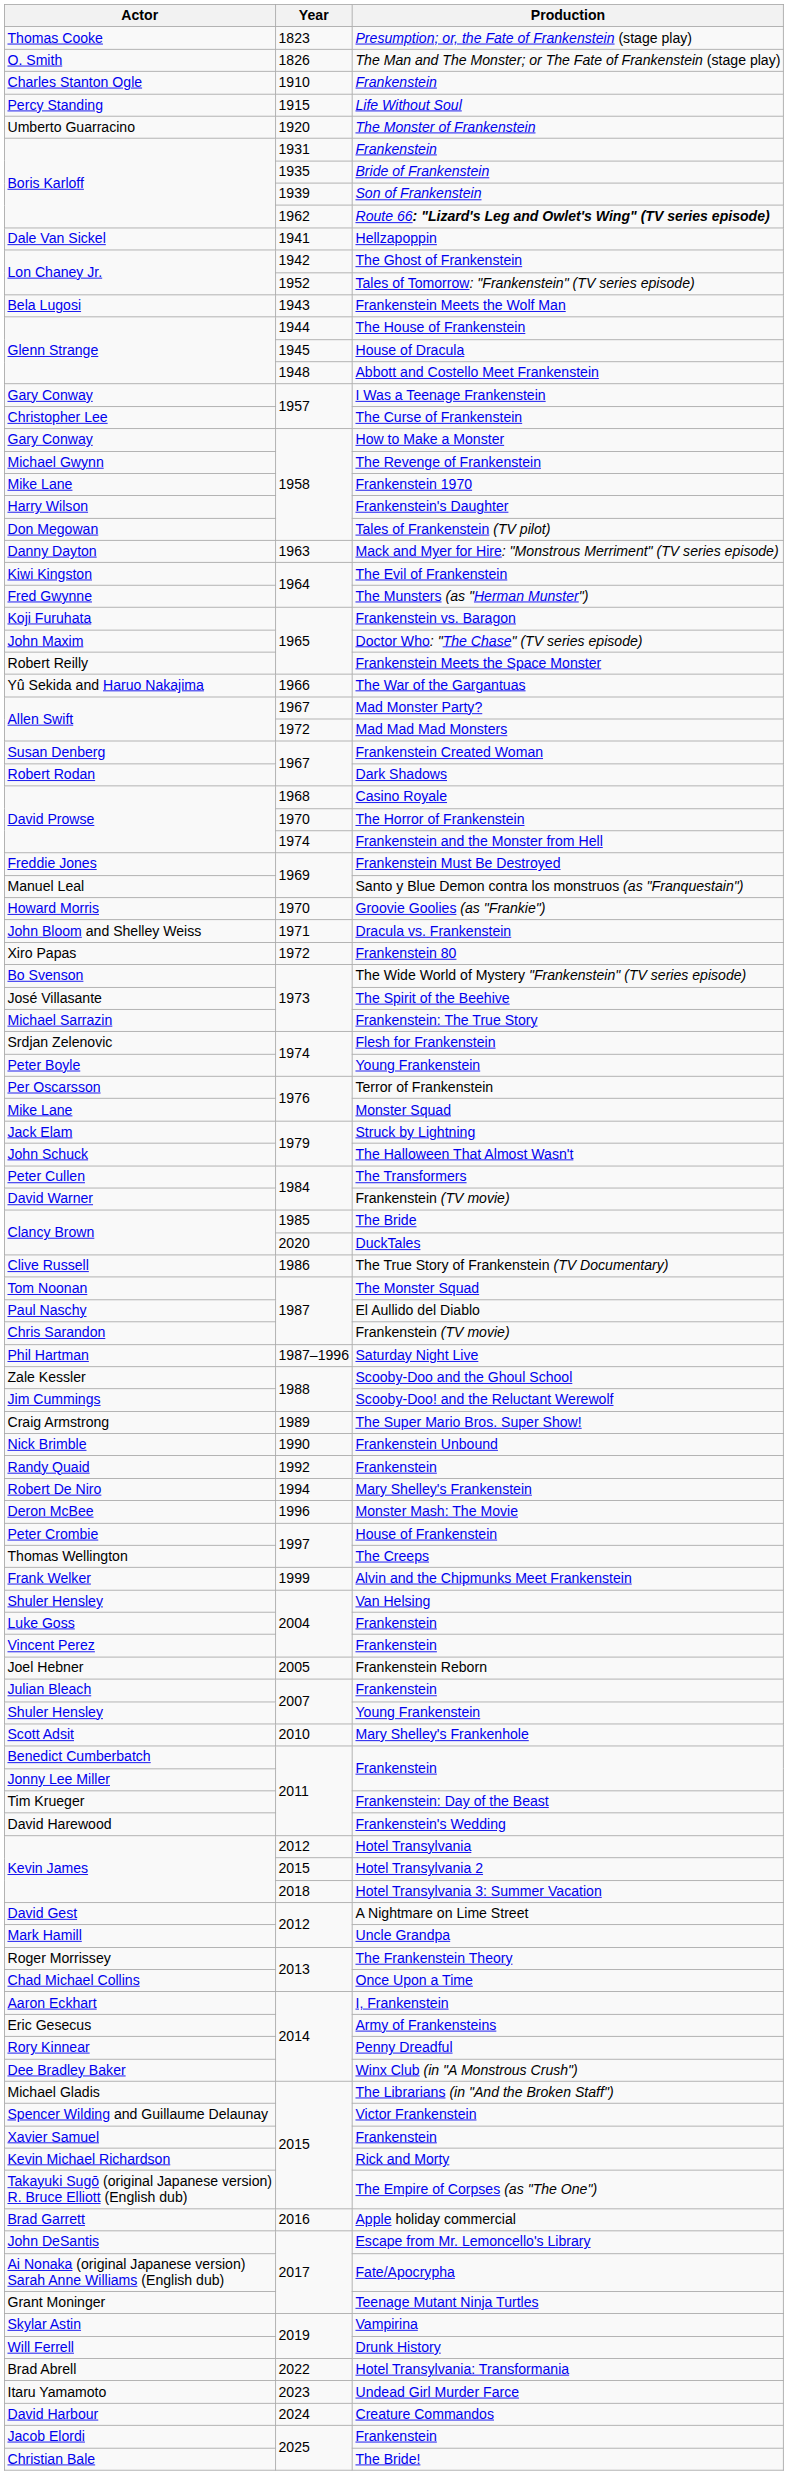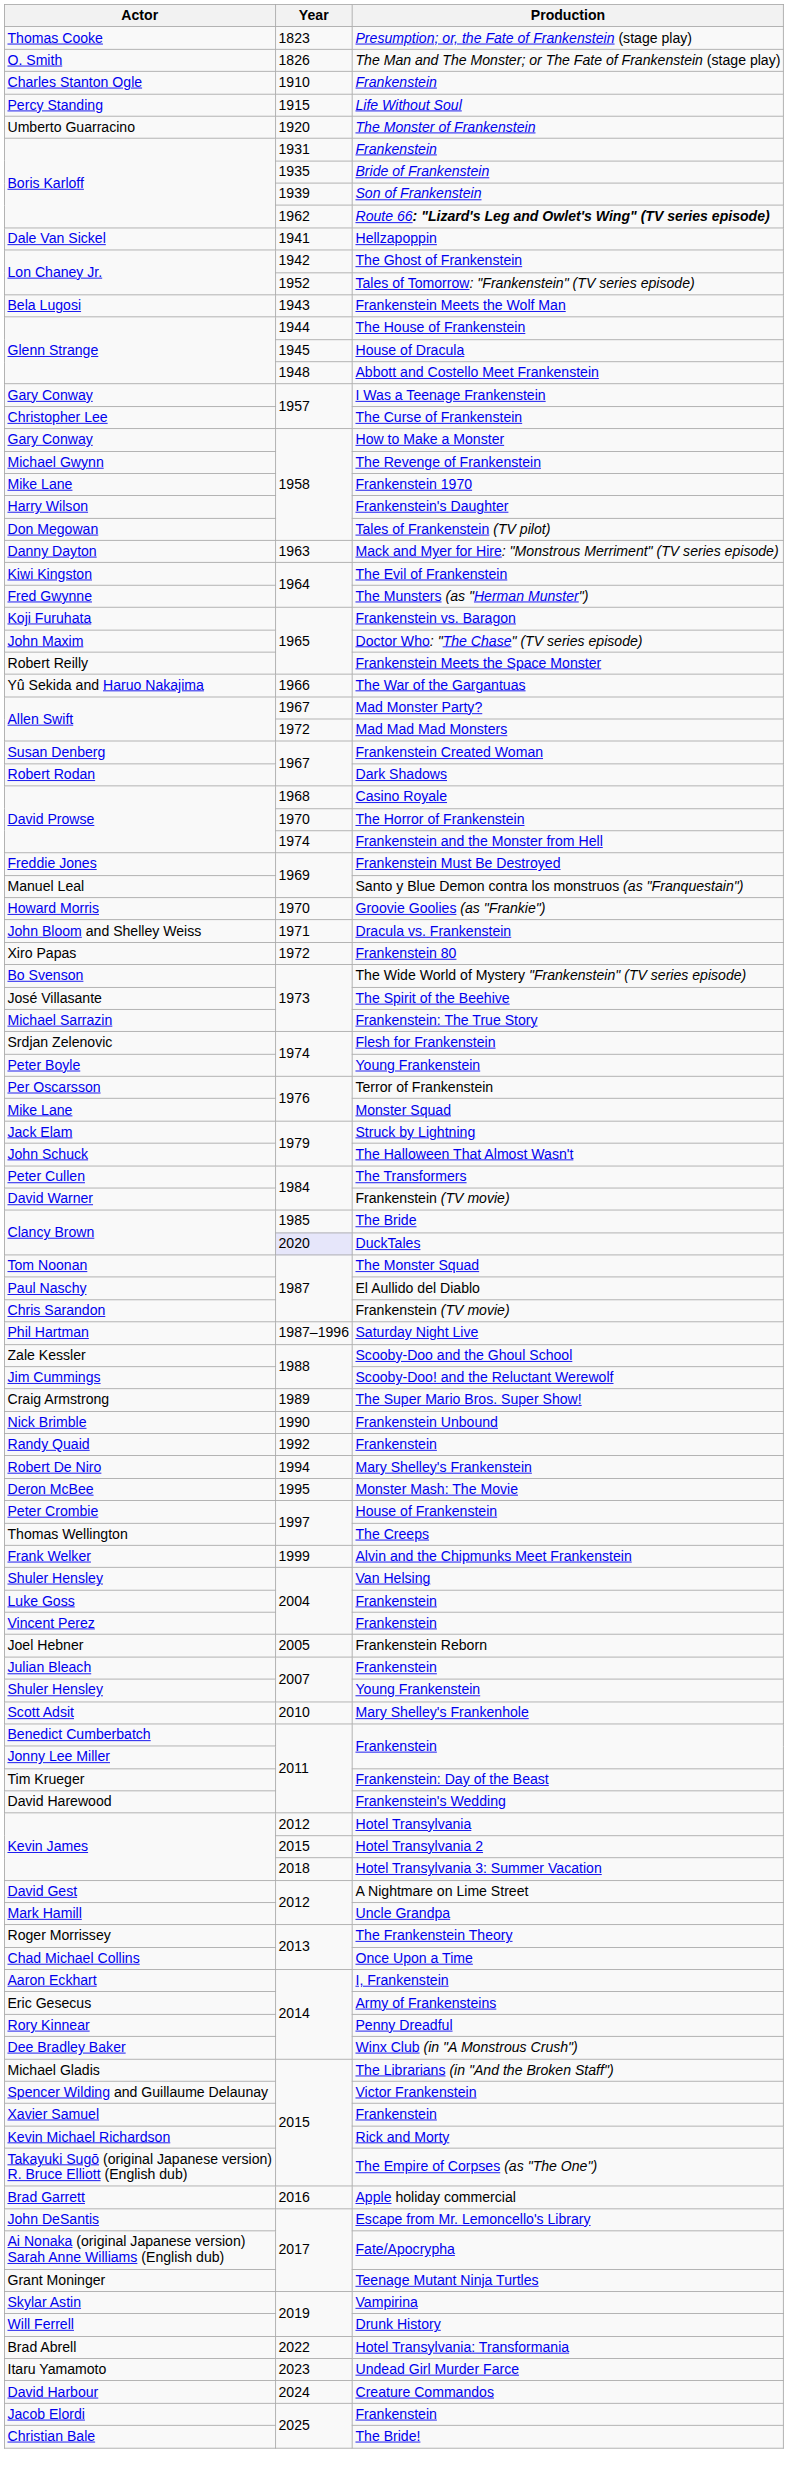(294, 1243) no background -> (294, 1243) lavender background
- row: (48, 1266)
(294, 1511) 1996 -> (294, 1489) 1995
